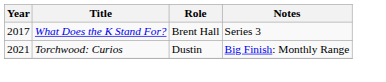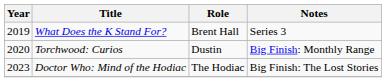(18, 31) 2017 -> (18, 31) 2019
(18, 49) 2021 -> (18, 49) 2020
+ row: (110, 67)
